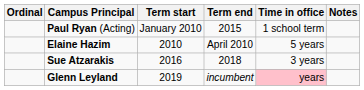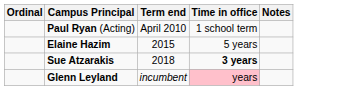- column: (171, 12)
(230, 28) 2015 -> (163, 28) April 2010
(230, 45) April 2010 -> (163, 45) 2015
(307, 61) normal -> (240, 61) bold
